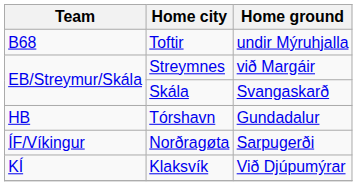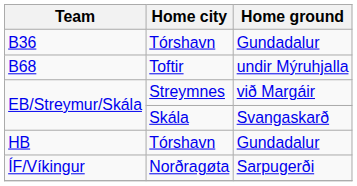+ row: (22, 42)
- row: (16, 167)
